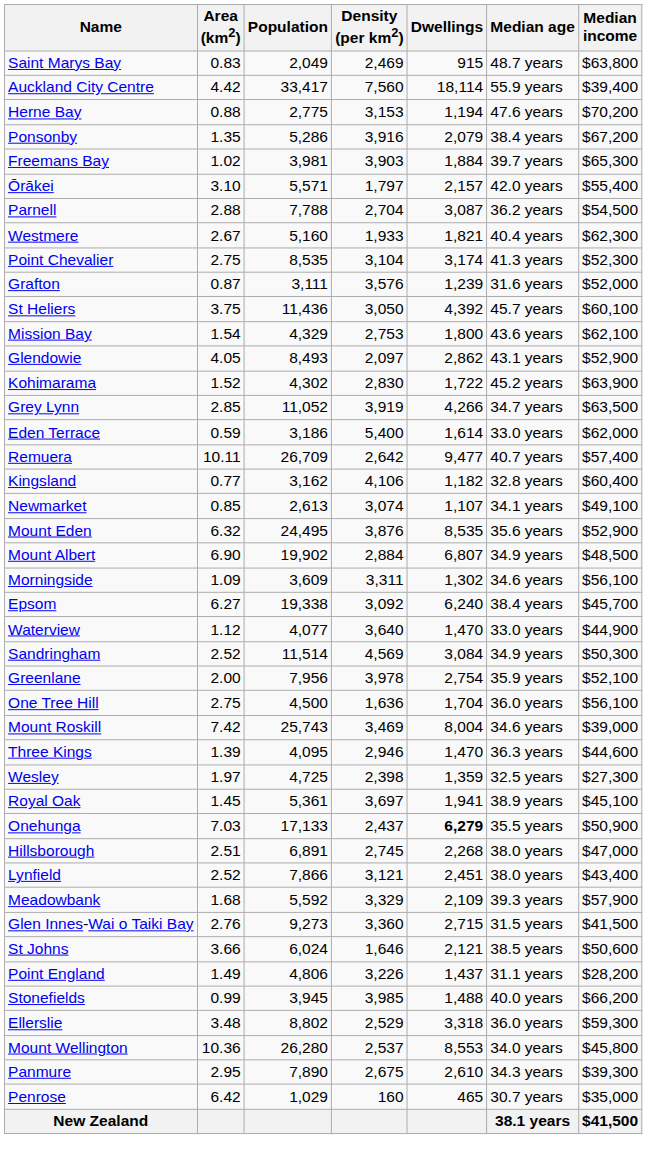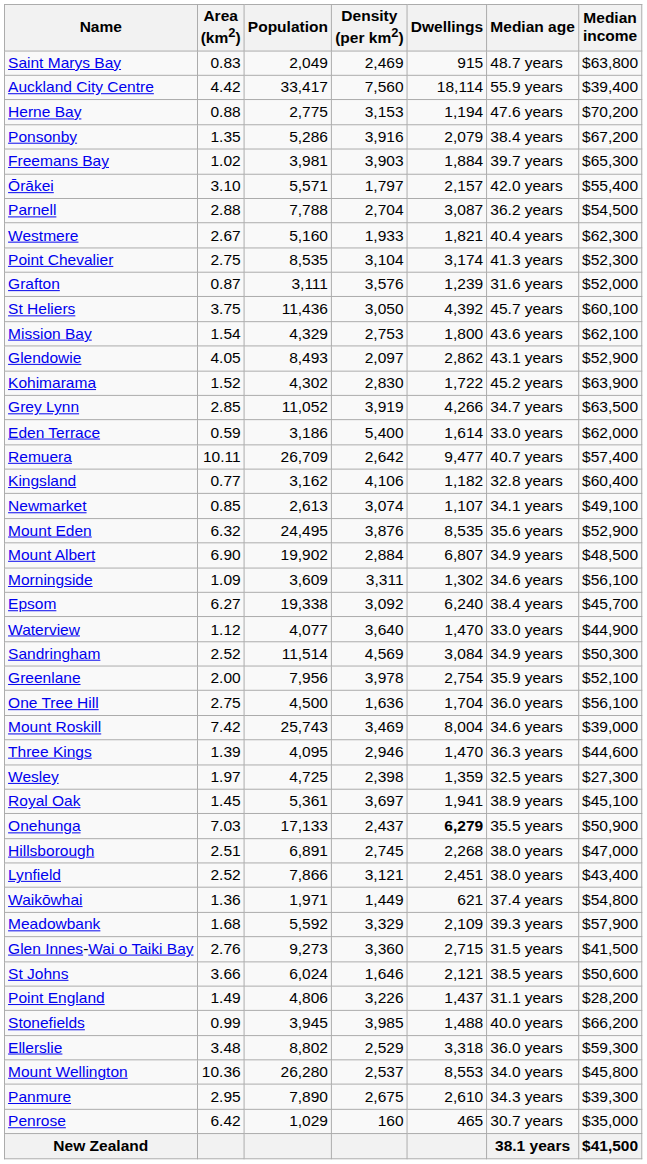+ row: (45, 899)
